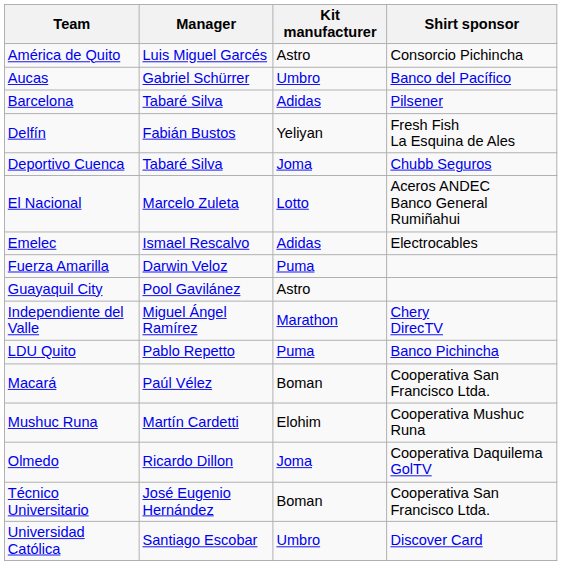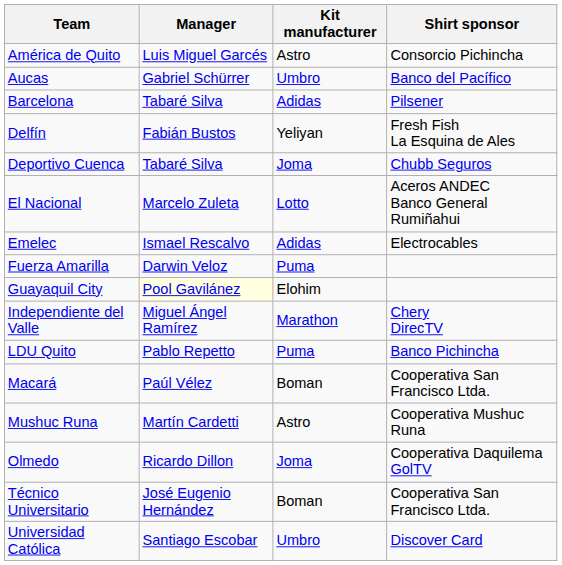(191, 289) no background -> (191, 289) lightyellow background
(293, 289) Astro -> (299, 289) Elohim
(299, 422) Elohim -> (293, 422) Astro
